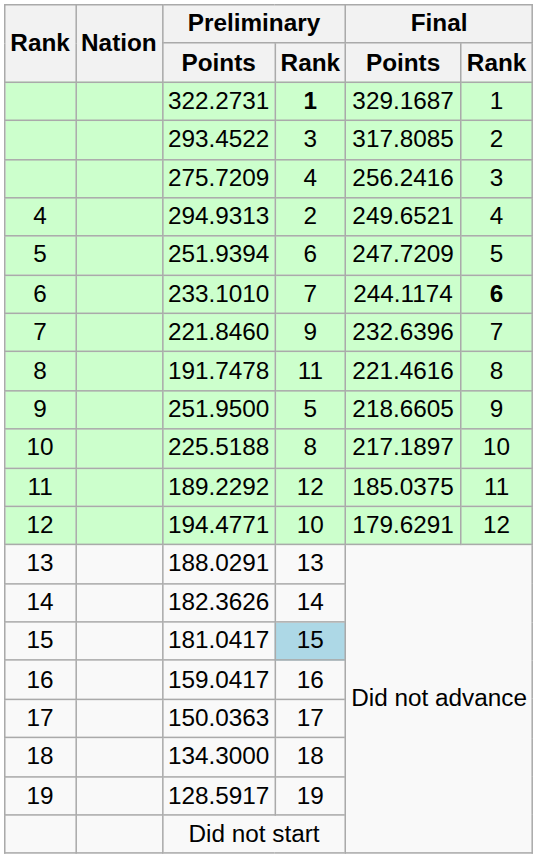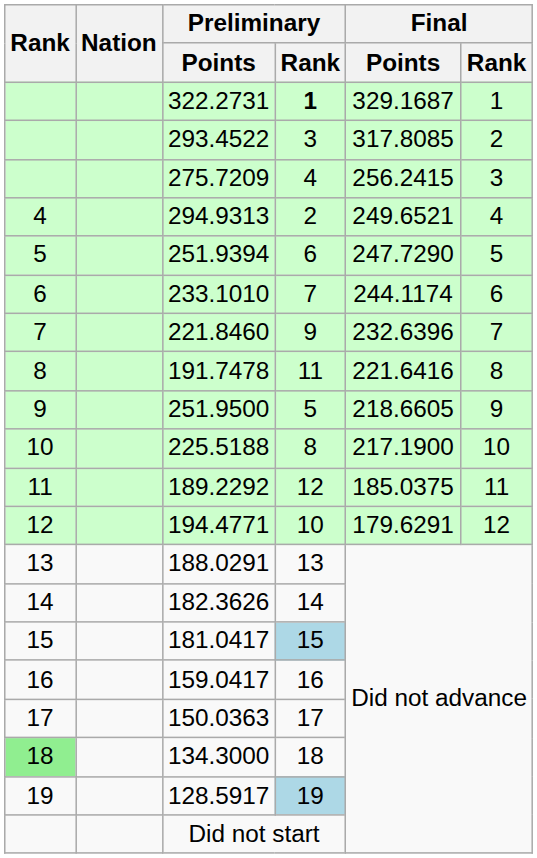(403, 178) 256.2416 -> (403, 178) 256.2415
(403, 255) 247.7209 -> (403, 255) 247.7290
(497, 293) bold -> (497, 293) normal
(403, 370) 221.4616 -> (403, 370) 221.6416
(403, 448) 217.1897 -> (403, 448) 217.1900
(40, 756) no background -> (40, 756) lightgreen background
(310, 795) no background -> (310, 795) lightblue background
